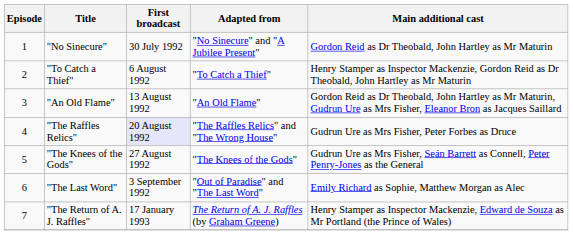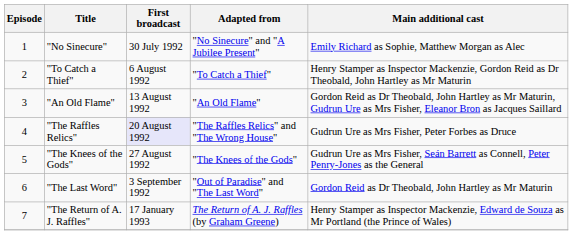(431, 46) Gordon Reid as Dr Theobald, John Hartley as Mr Maturin -> (418, 46) Emily Richard as Sophie, Matthew Morgan as Alec
(418, 187) Emily Richard as Sophie, Matthew Morgan as Alec -> (431, 187) Gordon Reid as Dr Theobald, John Hartley as Mr Maturin
